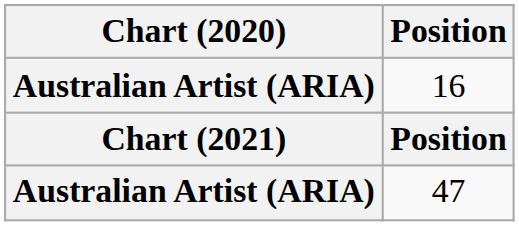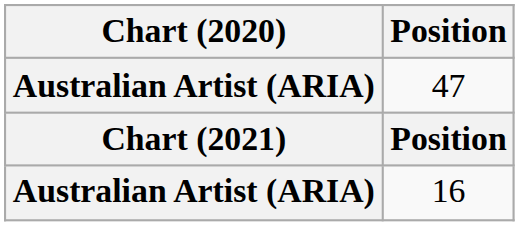rows swapped: (449, 84) <-> (449, 191)
